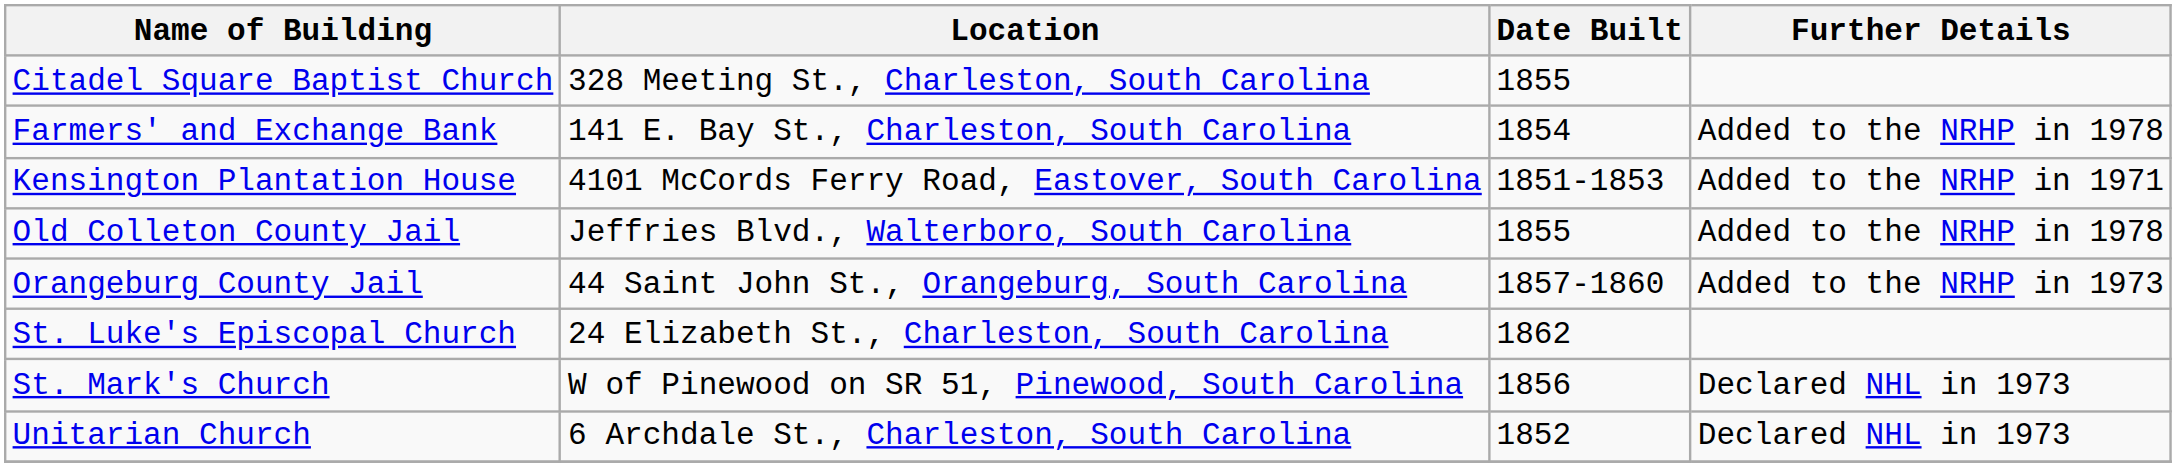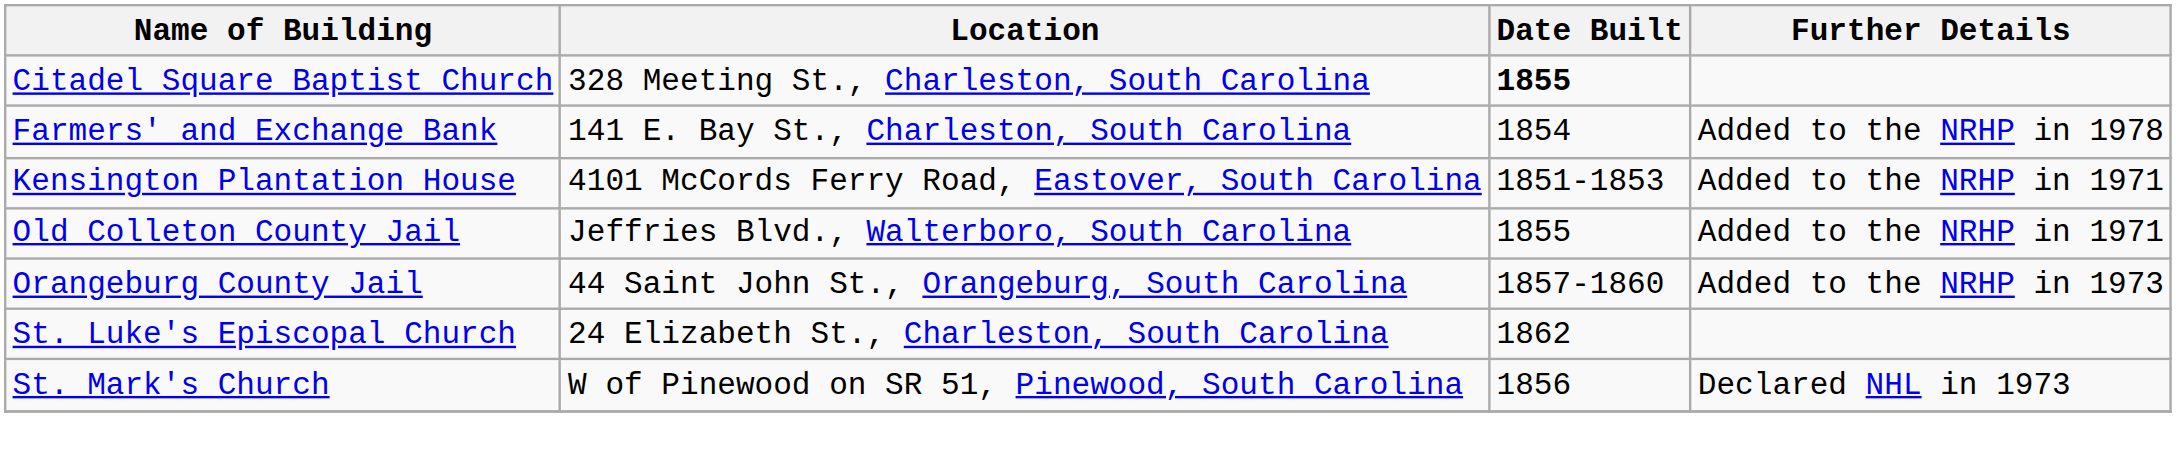(1534, 81) normal -> (1534, 81) bold
(1931, 233) Added to the NRHP in 1978 -> (1931, 233) Added to the NRHP in 1971
- row: (162, 436)
